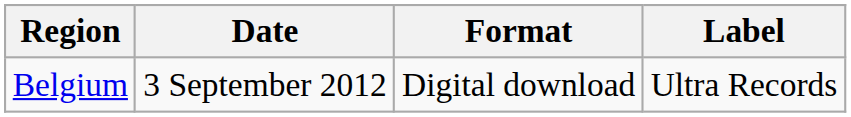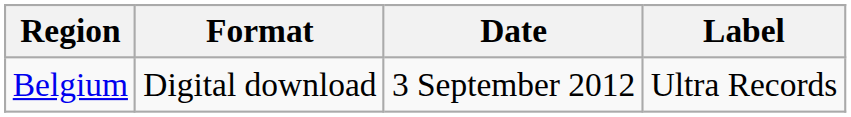columns swapped: (265, 31) <-> (519, 31)
